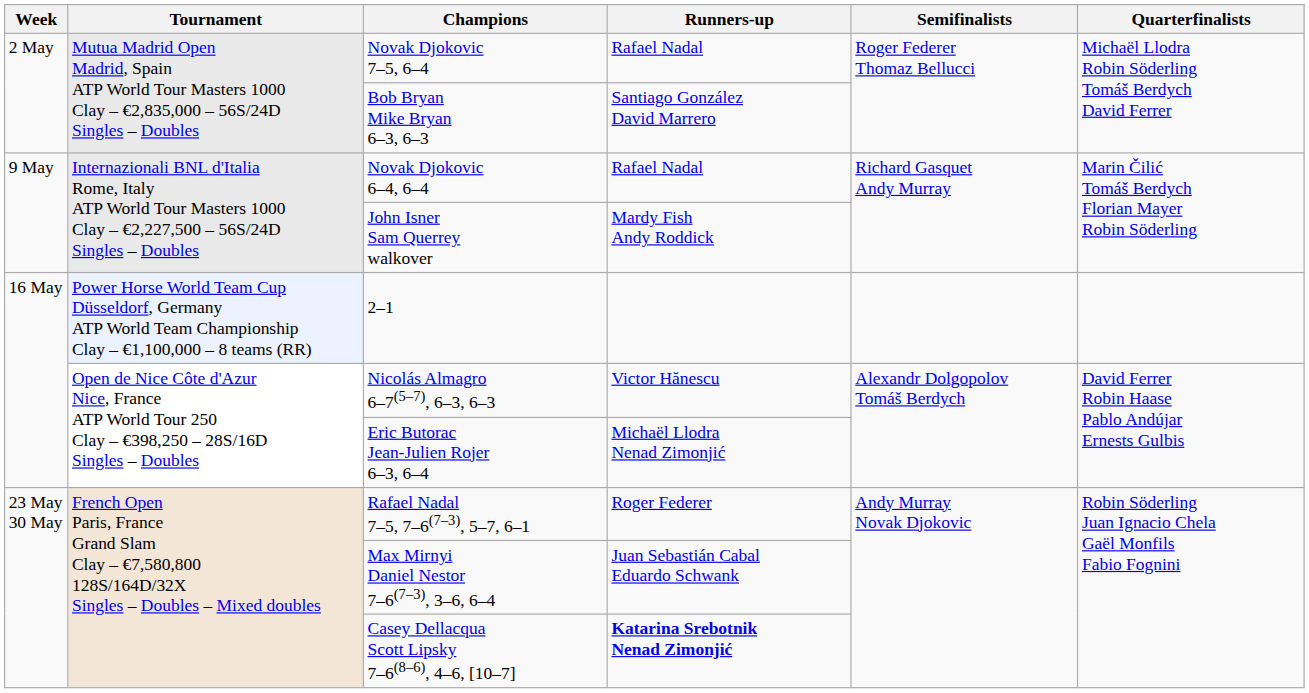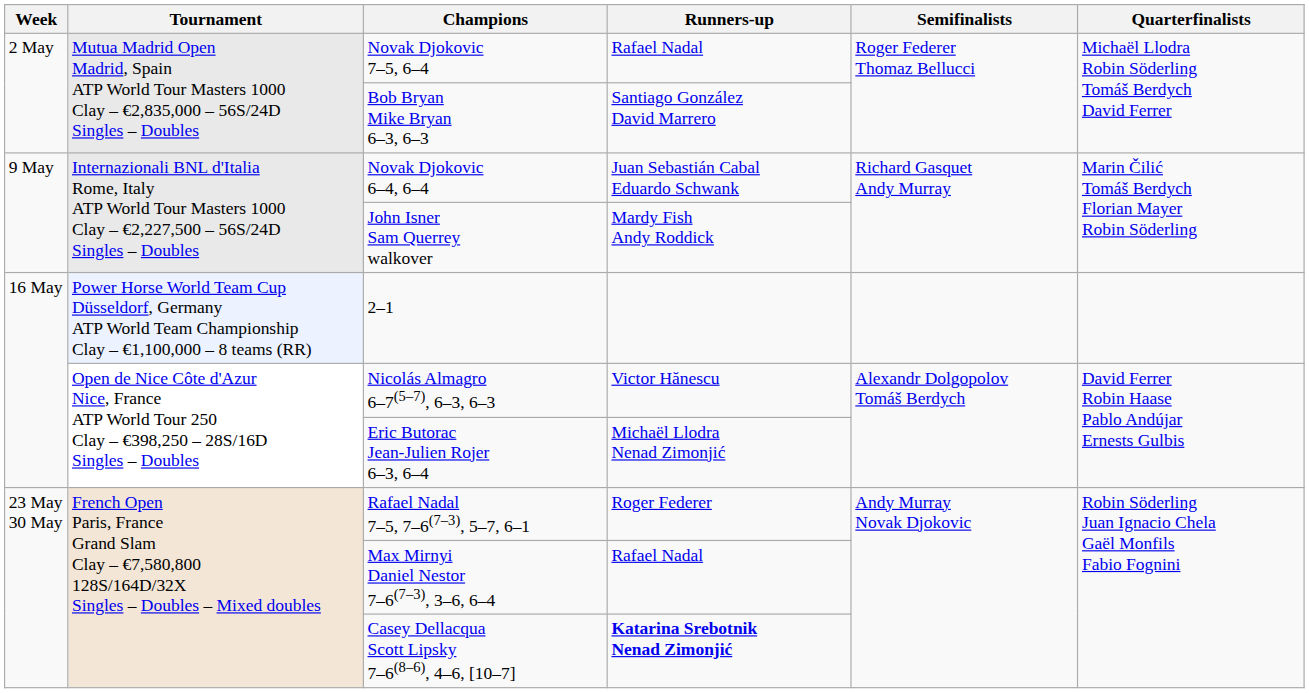(657, 167) Rafael Nadal -> (686, 178) Juan Sebastián Cabal Eduardo Schwank
(686, 564) Juan Sebastián Cabal Eduardo Schwank -> (657, 554) Rafael Nadal
